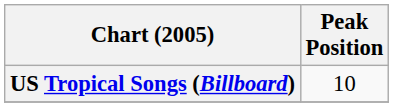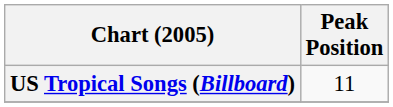(344, 83) 10 -> (344, 83) 11
